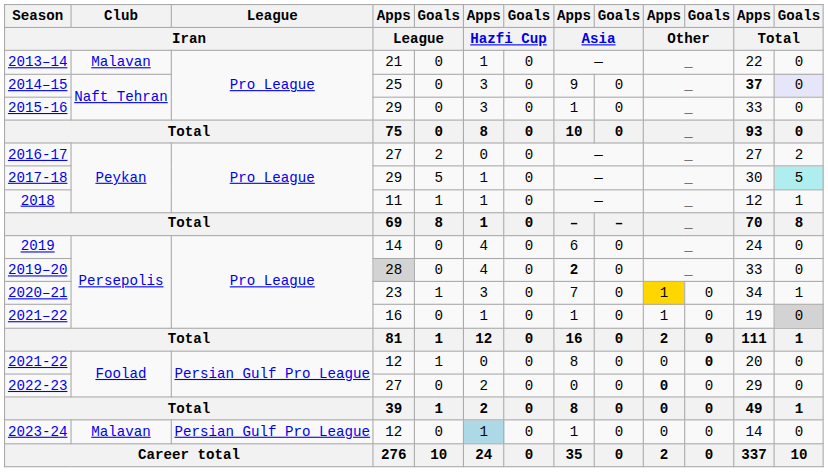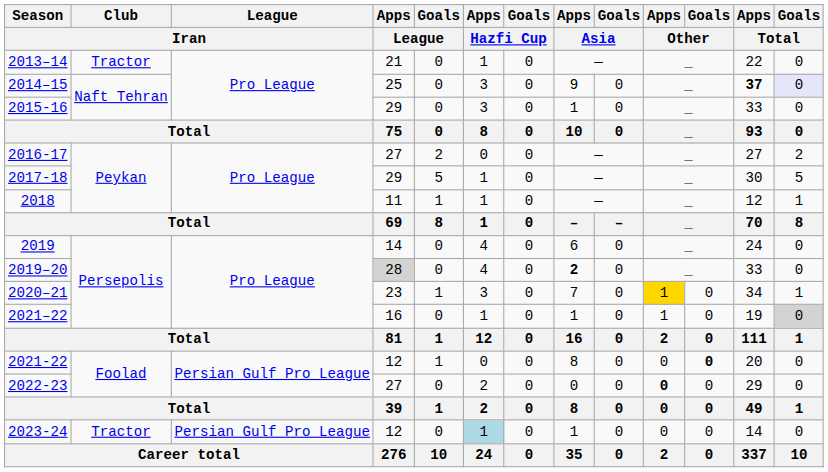(121, 62) Malavan -> (121, 62) Tractor
(799, 178) paleturquoise background -> (799, 178) no background
(121, 432) Malavan -> (121, 432) Tractor
